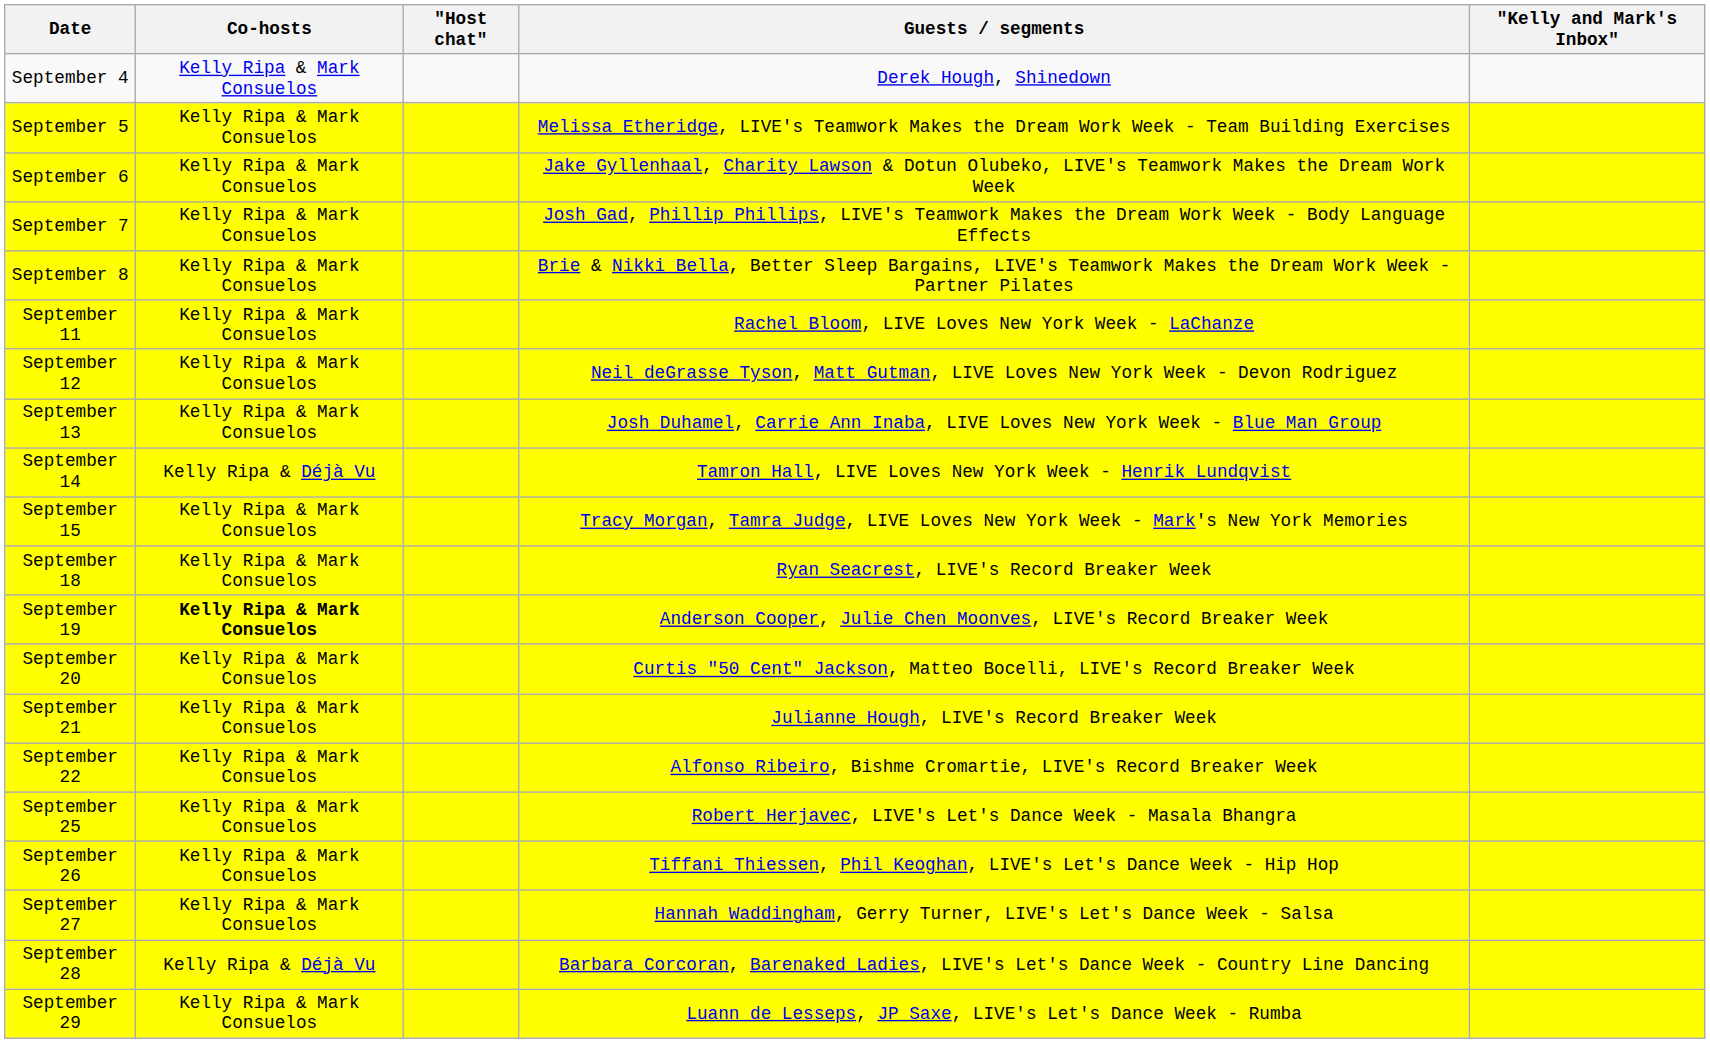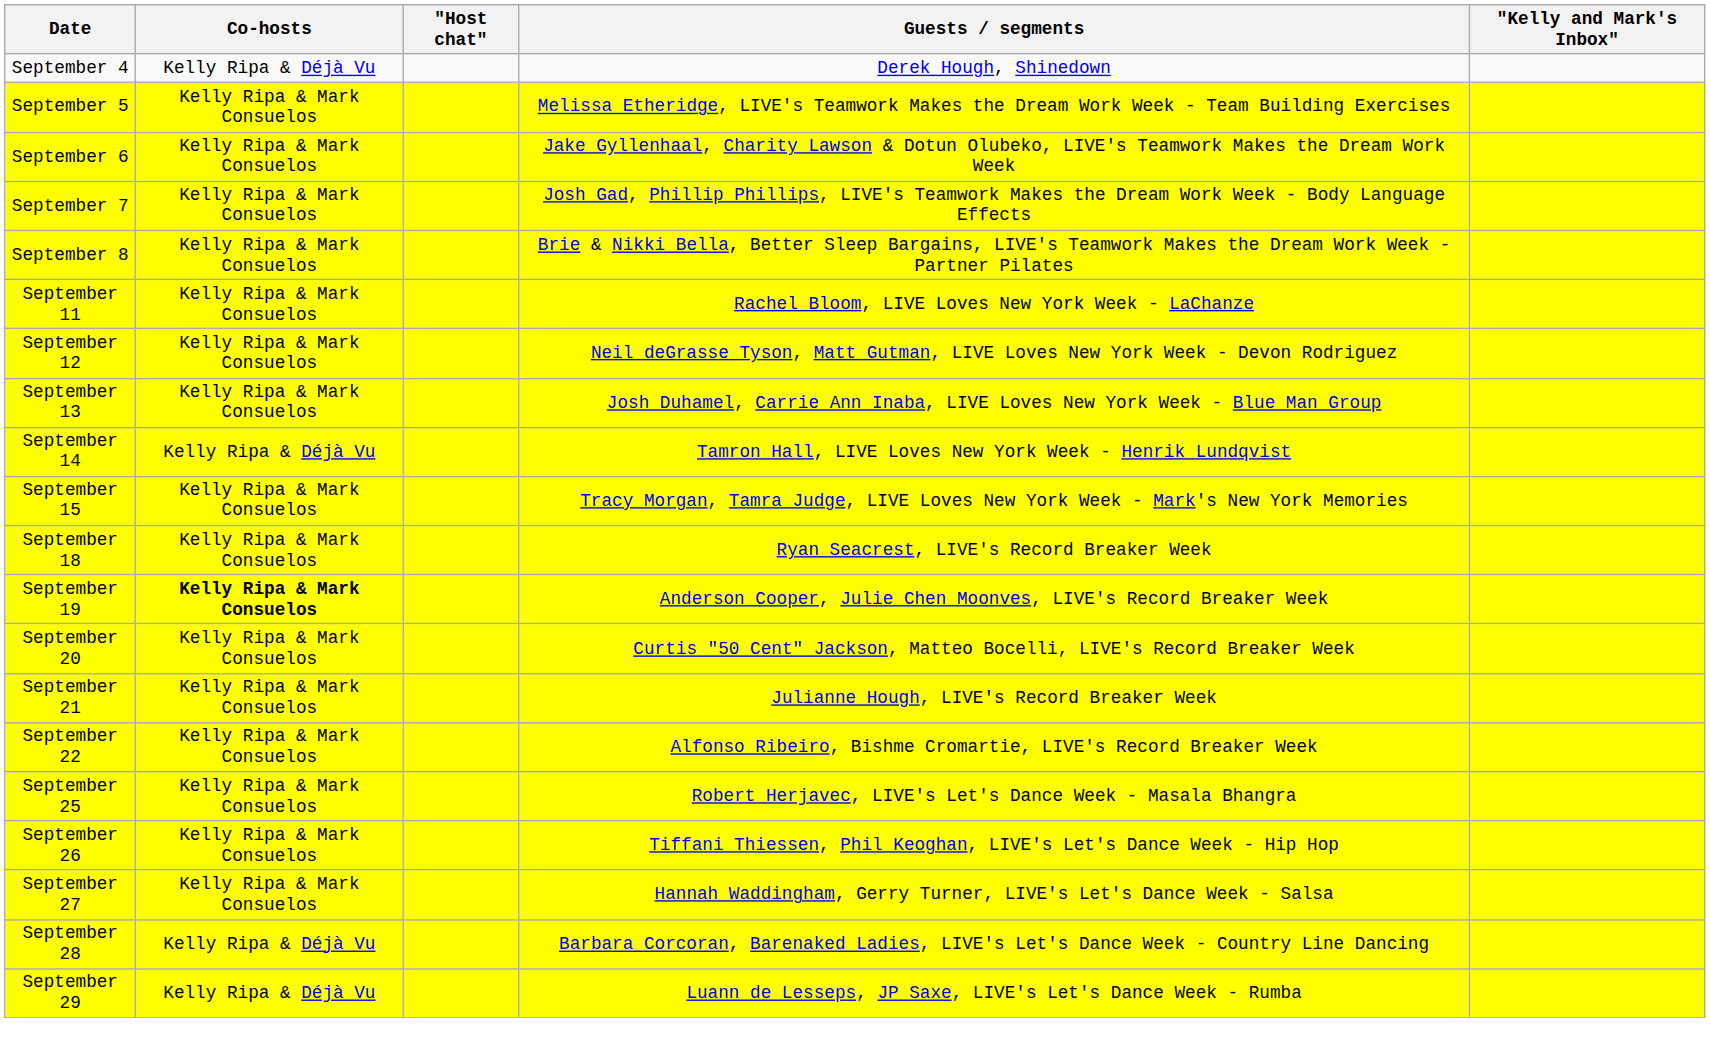(269, 79) Kelly Ripa & Mark Consuelos -> (269, 68) Kelly Ripa & Déjà Vu
(269, 1014) Kelly Ripa & Mark Consuelos -> (269, 993) Kelly Ripa & Déjà Vu
